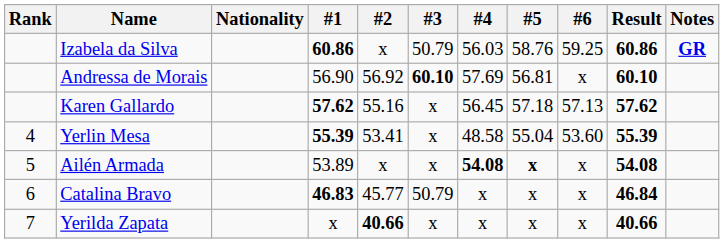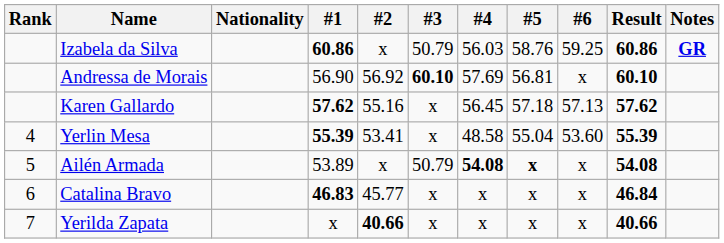(433, 164) x -> (433, 164) 50.79
(433, 194) 50.79 -> (433, 194) x
